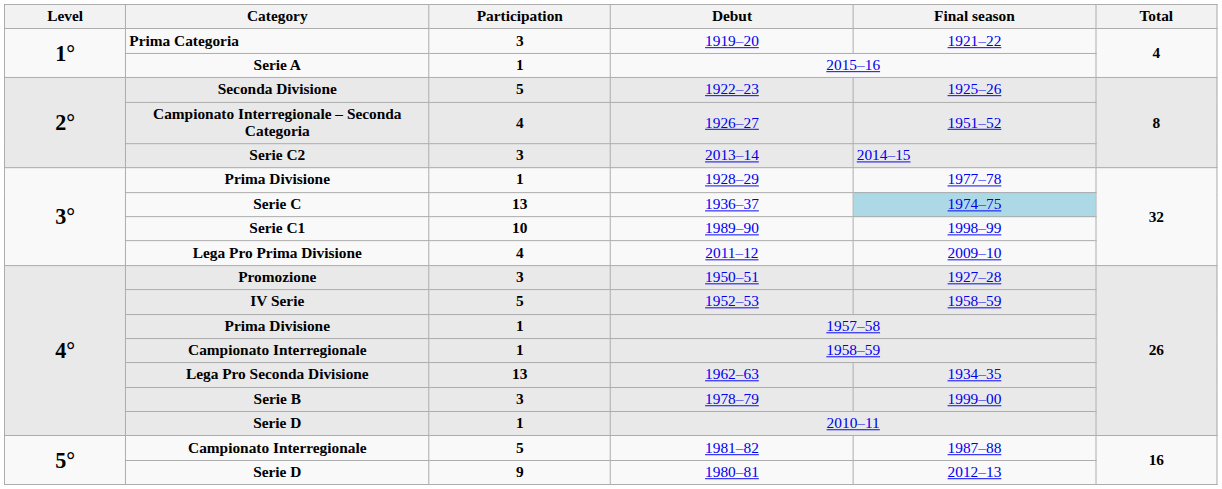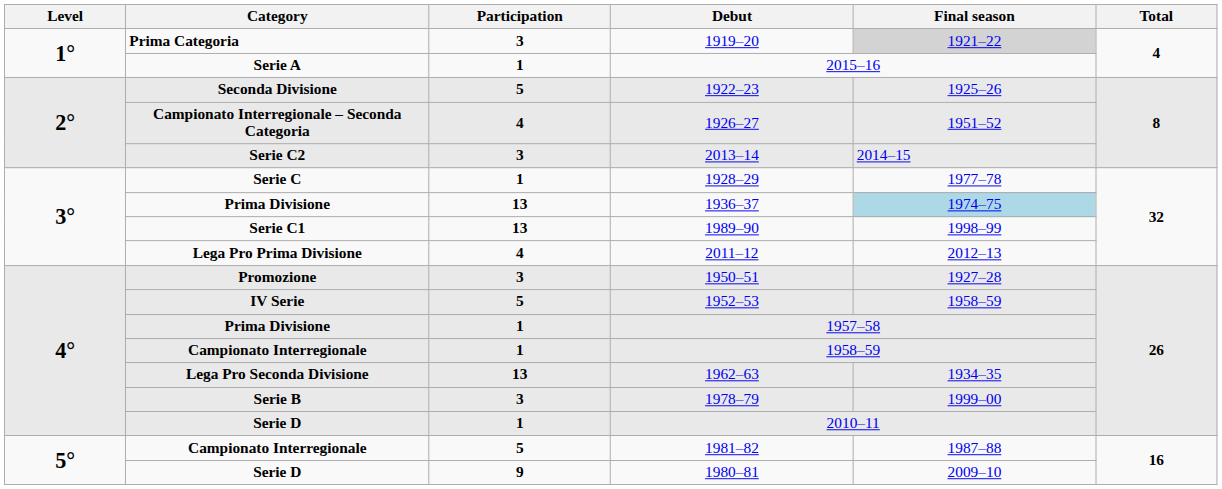(974, 41) no background -> (974, 41) lightgrey background
(277, 180) Prima Divisione -> (277, 180) Serie C
(277, 204) Serie C -> (277, 204) Prima Divisione
(520, 228) 10 -> (520, 228) 13
(974, 253) 2009–10 -> (974, 253) 2012–13
(974, 472) 2012–13 -> (974, 472) 2009–10
